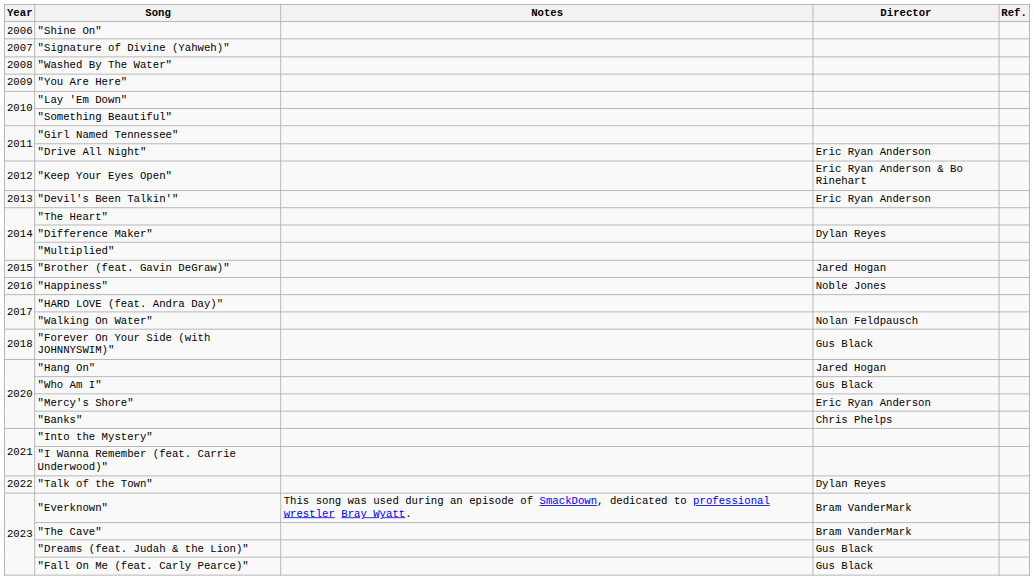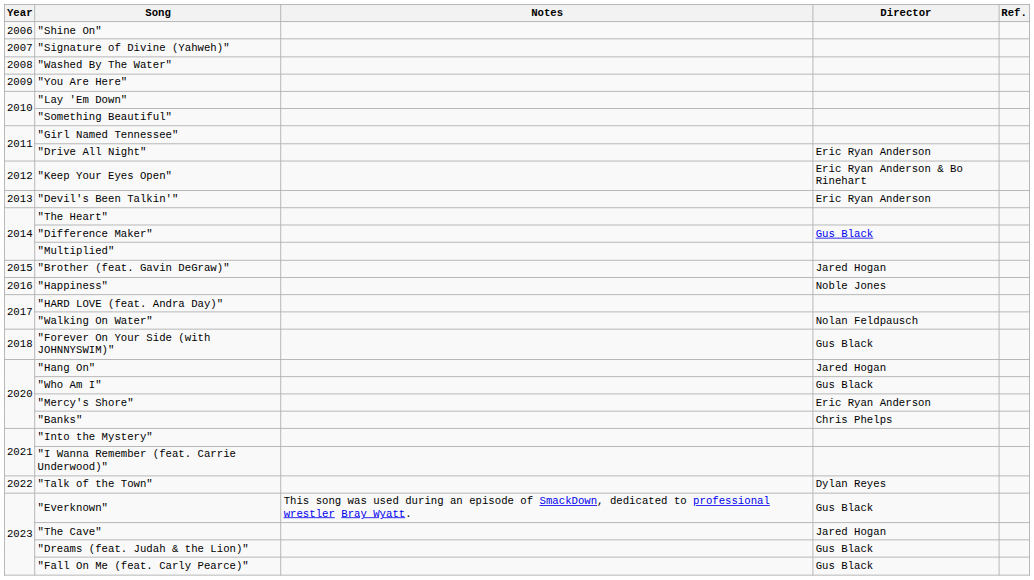(851, 234) Dylan Reyes -> (844, 234) Gus Black
(864, 508) Bram VanderMark -> (844, 508) Gus Black
(864, 531) Bram VanderMark -> (851, 531) Jared Hogan
